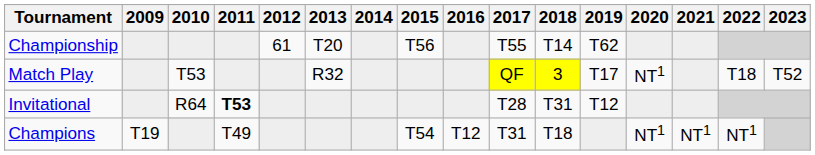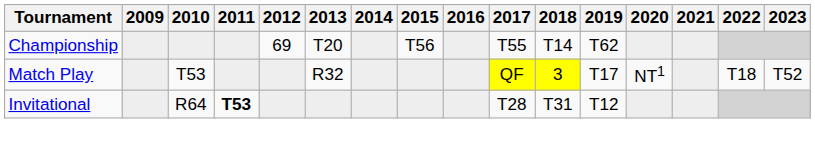(282, 45) 61 -> (282, 45) 69
- row: (52, 133)
